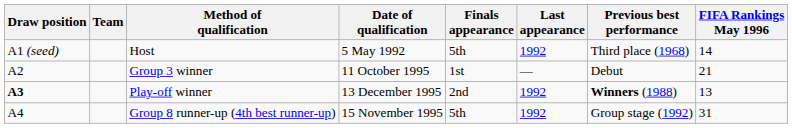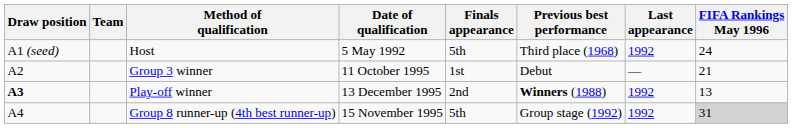columns swapped: (552, 22) <-> (642, 22)
(705, 50) 14 -> (705, 50) 24
(705, 112) no background -> (705, 112) lightgrey background
